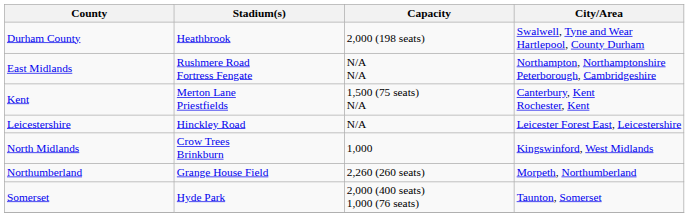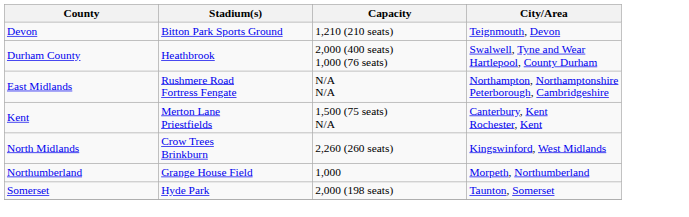+ row: (22, 31)
(386, 37) 2,000 (198 seats) -> (354, 55) 2,000 (400 seats) 1,000 (76 seats)
- row: (39, 123)
(360, 148) 1,000 -> (354, 148) 2,260 (260 seats)
(386, 172) 2,260 (260 seats) -> (328, 172) 1,000
(386, 197) 2,000 (400 seats) 1,000 (76 seats) -> (354, 190) 2,000 (198 seats)
